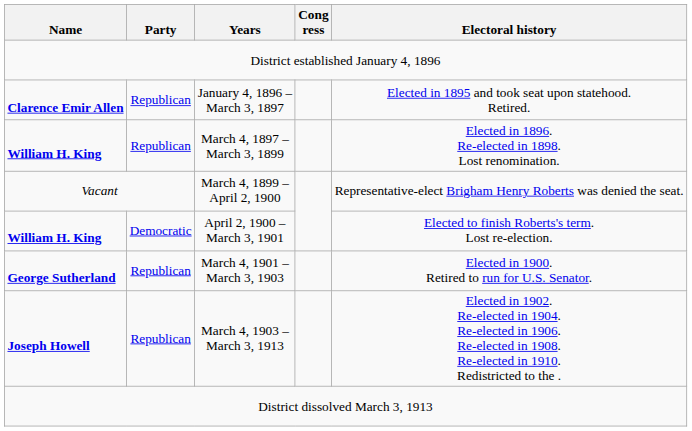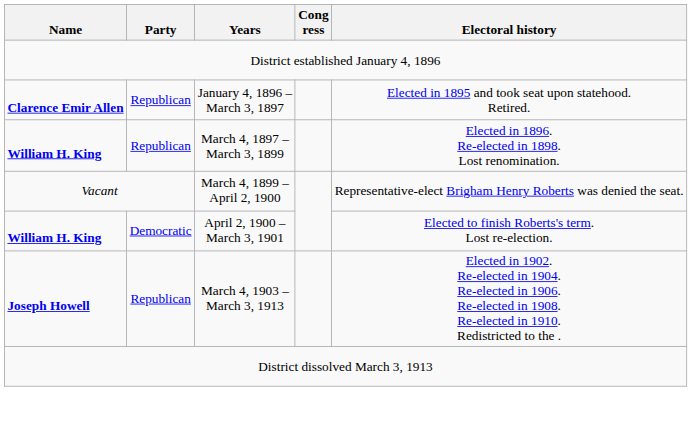- row: (245, 270)
